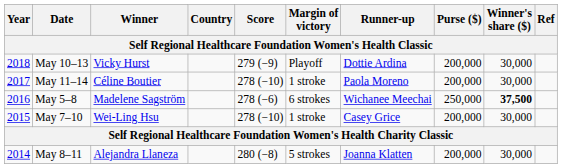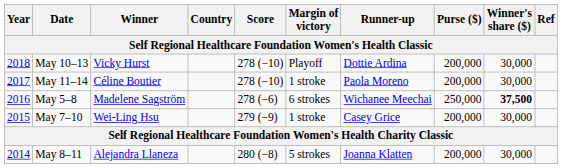(258, 63) 279 (−9) -> (260, 63) 278 (−10)
(260, 117) 278 (−10) -> (258, 117) 279 (−9)
